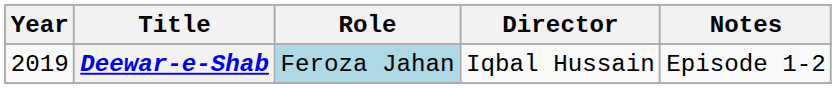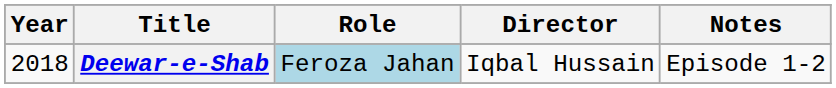(40, 64) 2019 -> (40, 64) 2018
